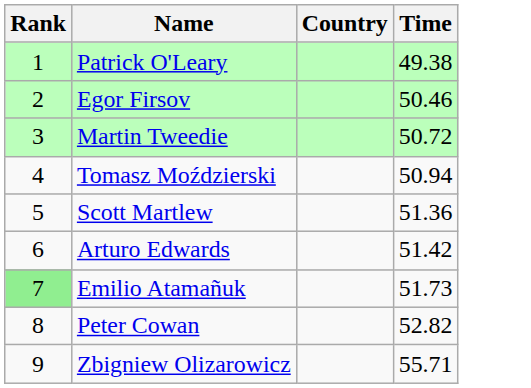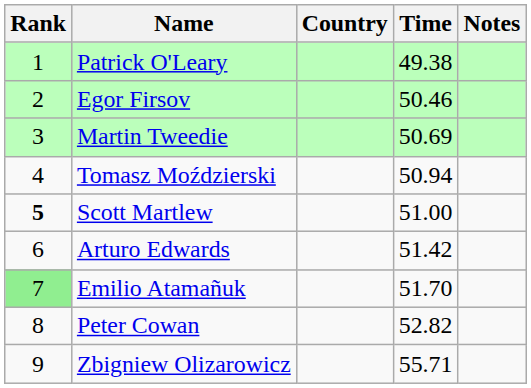+ column: (492, 23)
(426, 136) 50.72 -> (426, 136) 50.69
(38, 212) normal -> (38, 212) bold
(426, 212) 51.36 -> (426, 212) 51.00
(426, 288) 51.73 -> (426, 288) 51.70
